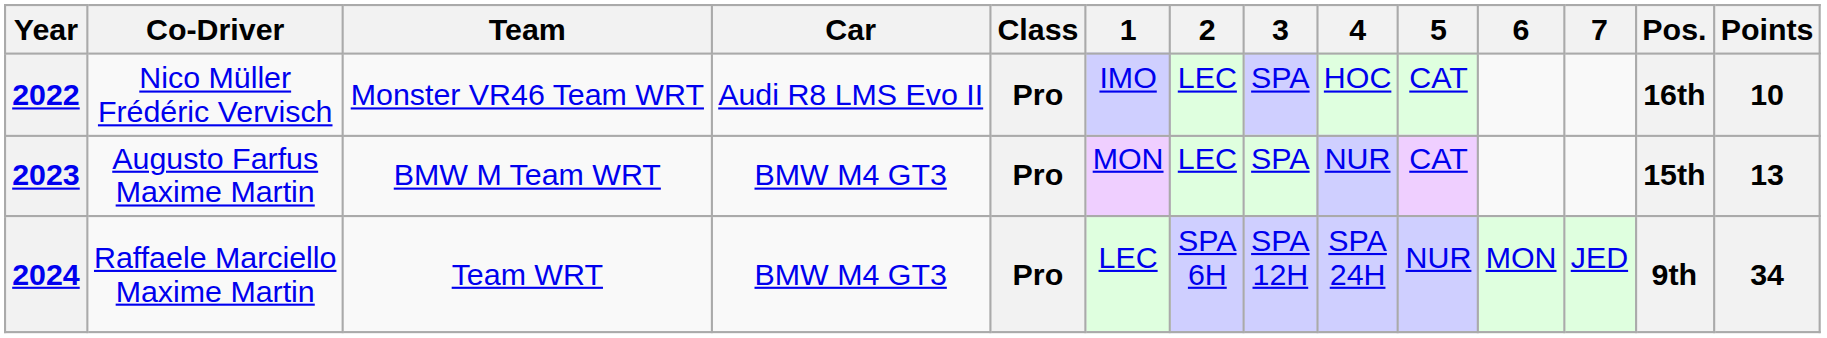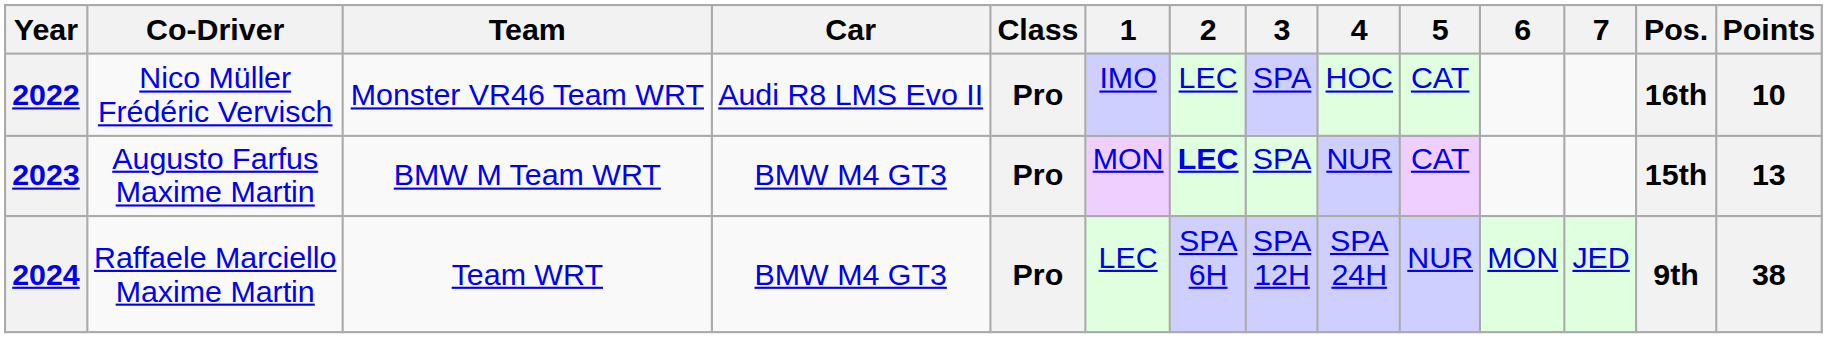(1207, 159) normal -> (1208, 159) bold
(1767, 275) 34 -> (1769, 275) 38
